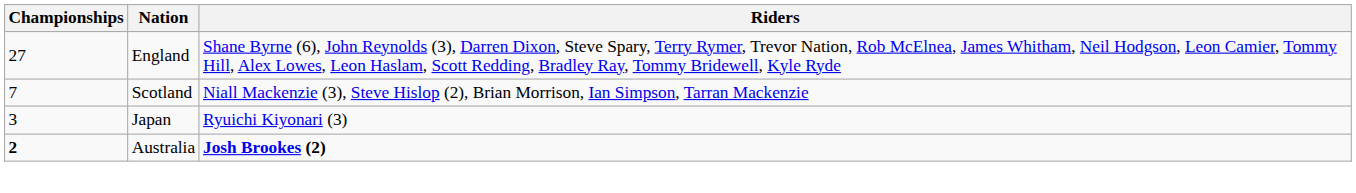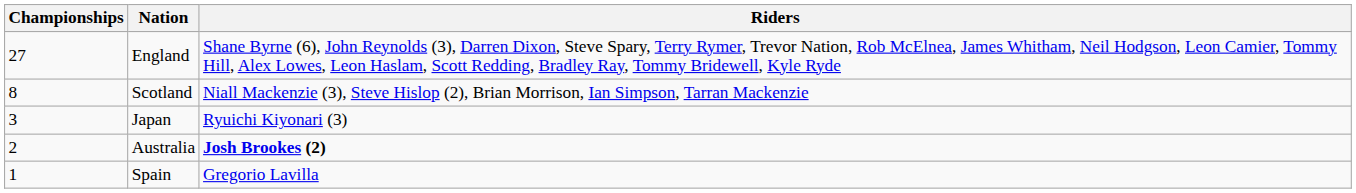(13, 92) 7 -> (13, 92) 8
(13, 147) bold -> (13, 147) normal
+ row: (151, 174)
